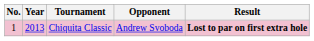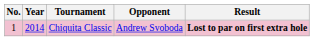(35, 28) 2013 -> (35, 28) 2014
